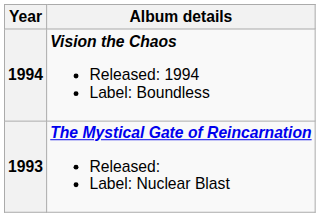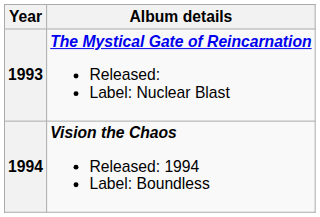rows swapped: (26, 166) <-> (26, 75)
